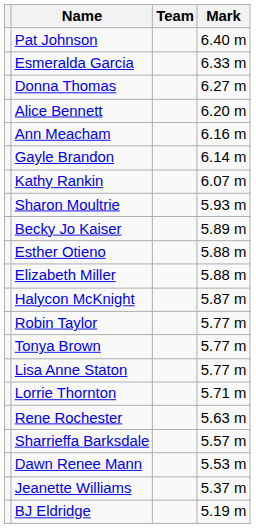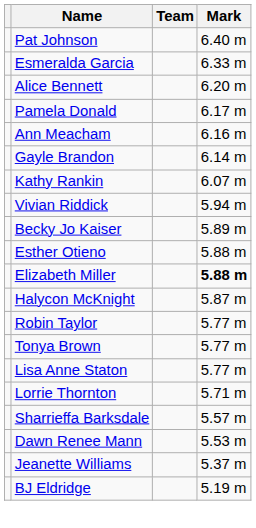- row: (65, 87)
+ row: (66, 110)
+ row: (61, 205)
- row: (67, 205)
(224, 275) normal -> (224, 275) bold
- row: (69, 417)
